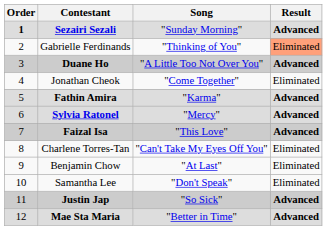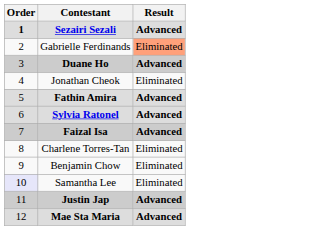- column: (202, 13)
(21, 183) no background -> (21, 183) lavender background
